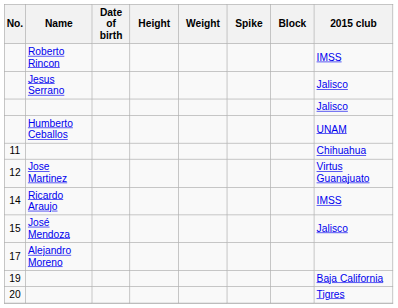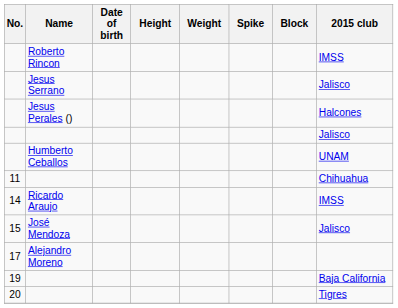+ row: (15, 113)
- row: (15, 173)
